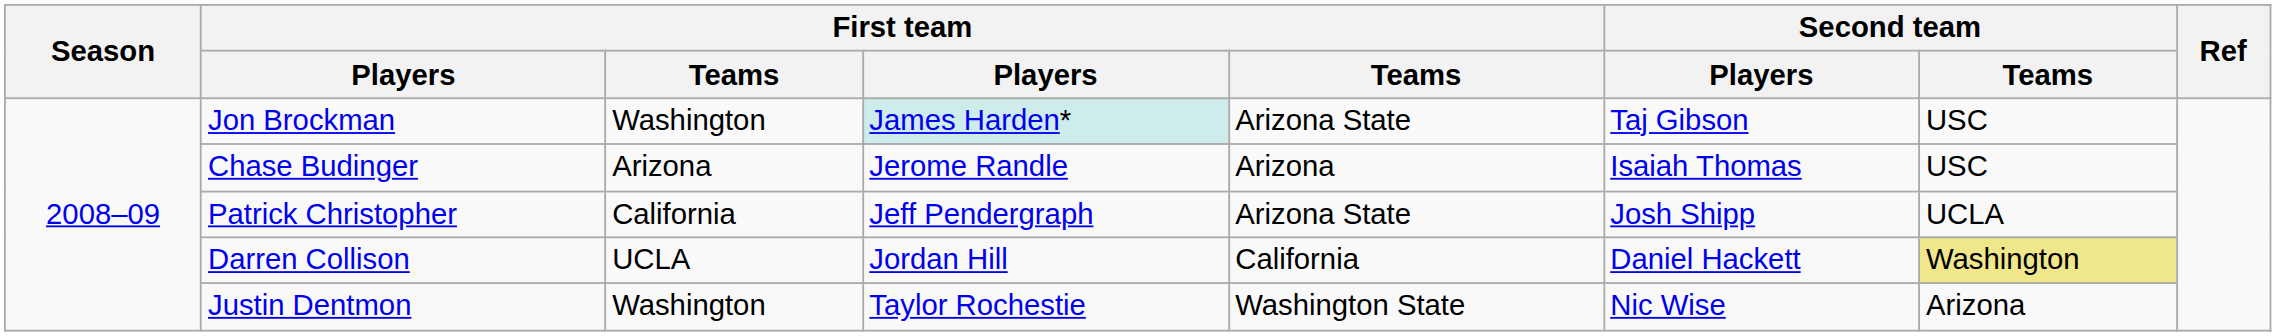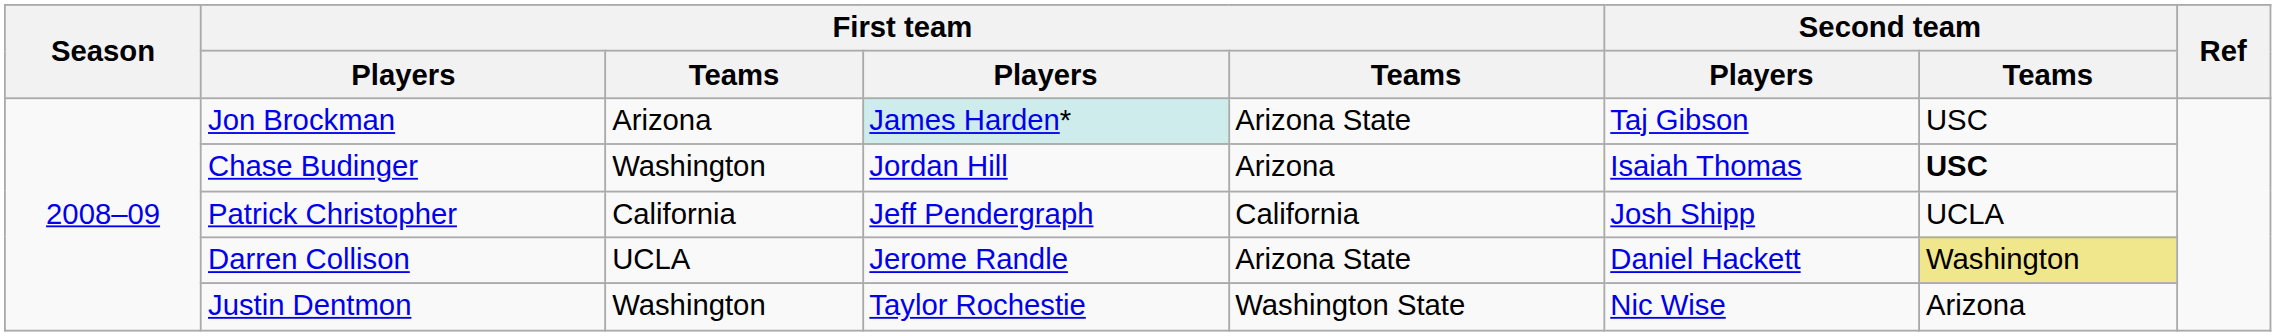(689, 120) Washington -> (662, 120) Arizona
(662, 167) Arizona -> (689, 167) Washington
(969, 167) Jerome Randle -> (939, 167) Jordan Hill
(1957, 167) normal -> (1957, 167) bold
(1323, 213) Arizona State -> (1297, 213) California
(939, 259) Jordan Hill -> (969, 259) Jerome Randle
(1297, 259) California -> (1323, 259) Arizona State
